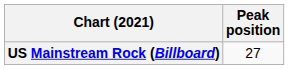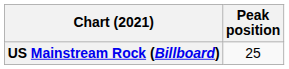(253, 53) 27 -> (253, 53) 25
